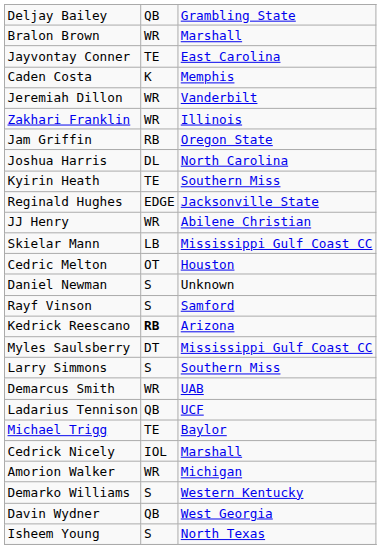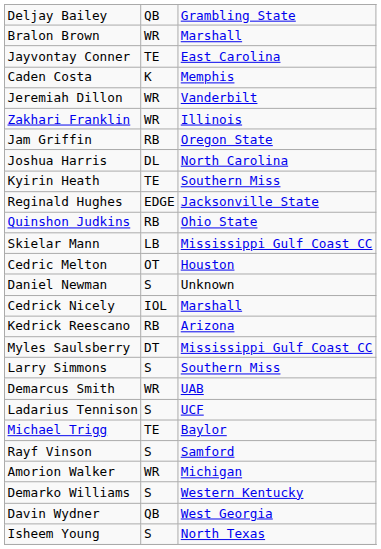- row: (38, 223)
+ row: (69, 223)
rows swapped: (61, 451) <-> (50, 306)
(152, 326) bold -> (152, 326) normal
(152, 409) QB -> (148, 409) S
